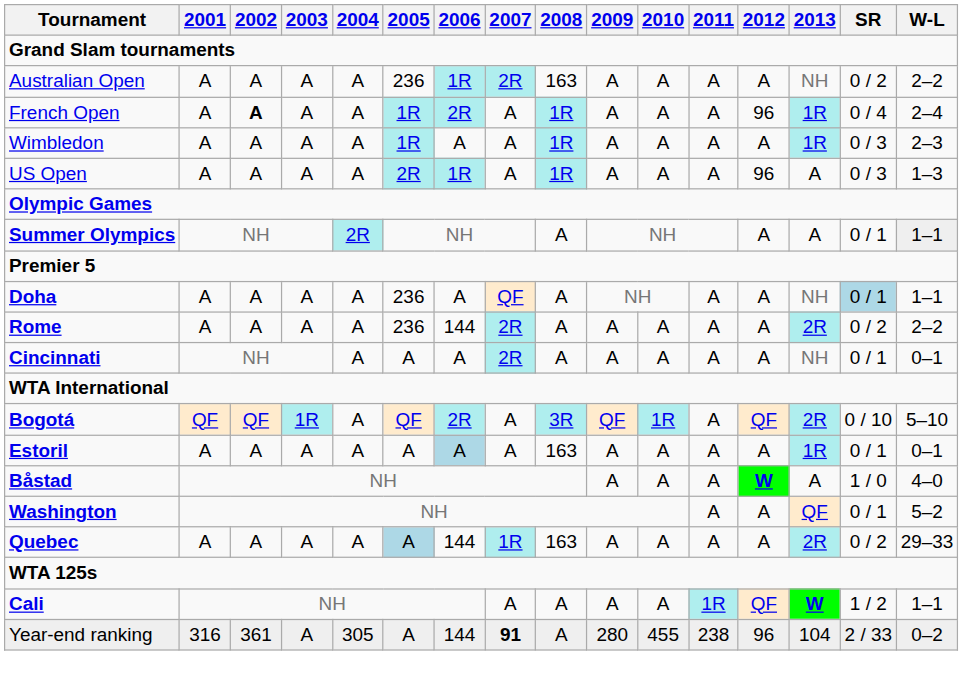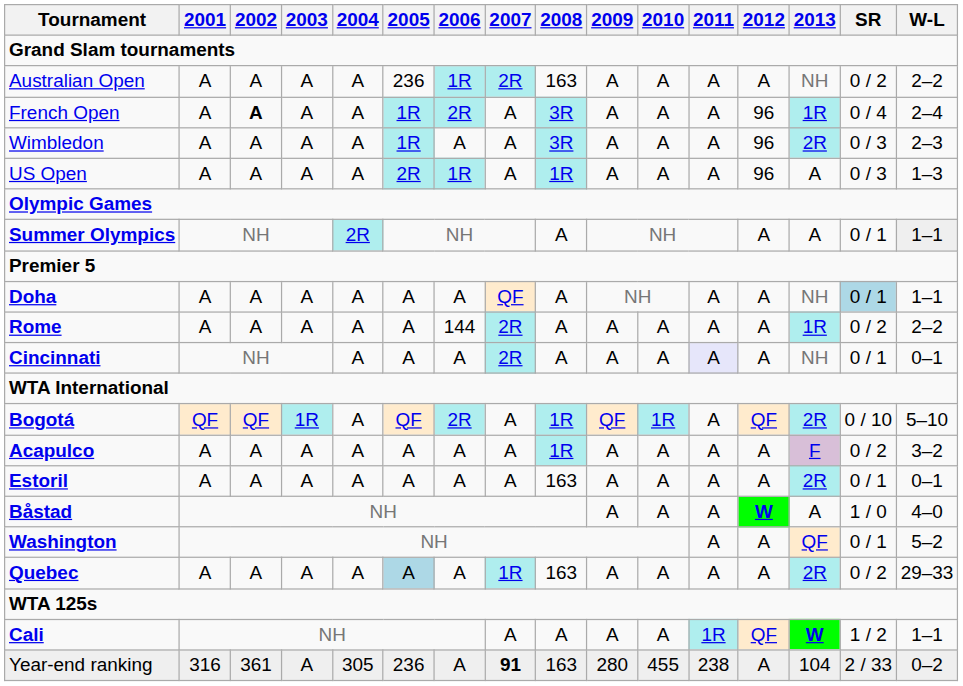(561, 111) 1R -> (561, 111) 3R
(561, 142) 1R -> (561, 142) 3R
(764, 142) A -> (764, 142) 96
(815, 142) 1R -> (815, 142) 2R
(409, 295) 236 -> (409, 295) A
(409, 326) 236 -> (409, 326) A
(815, 326) 2R -> (815, 326) 1R
(713, 357) no background -> (713, 357) lavender background
(561, 418) 3R -> (561, 418) 1R
+ row: (52, 449)
(460, 449) lightblue background -> (460, 480) no background
(815, 449) 1R -> (815, 480) 2R
(460, 541) 144 -> (460, 572) A
(409, 633) A -> (409, 664) 236
(460, 633) 144 -> (460, 664) A
(561, 633) A -> (561, 664) 163
(764, 633) 96 -> (764, 664) A
